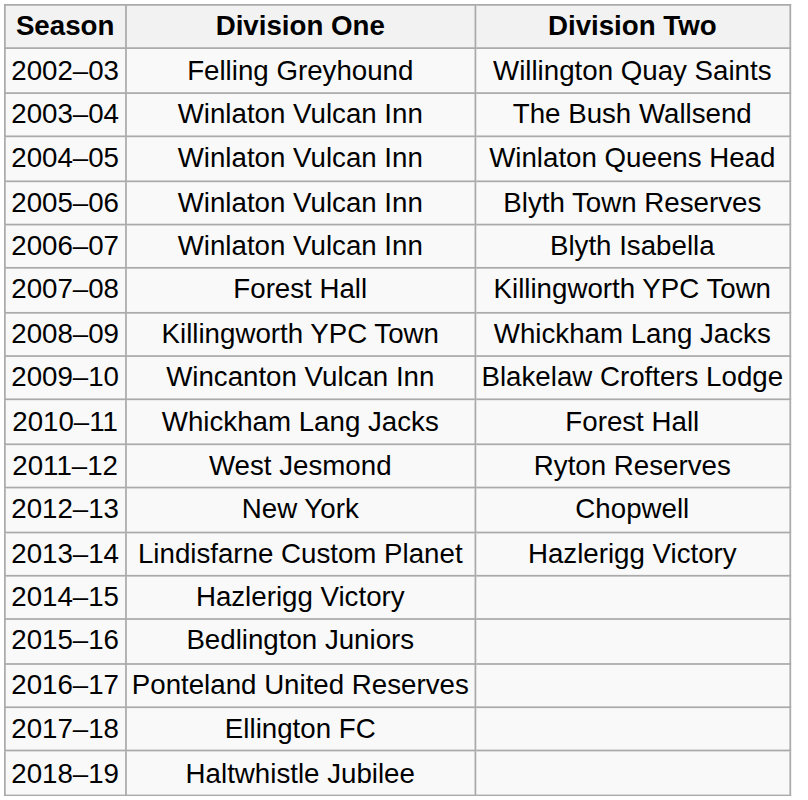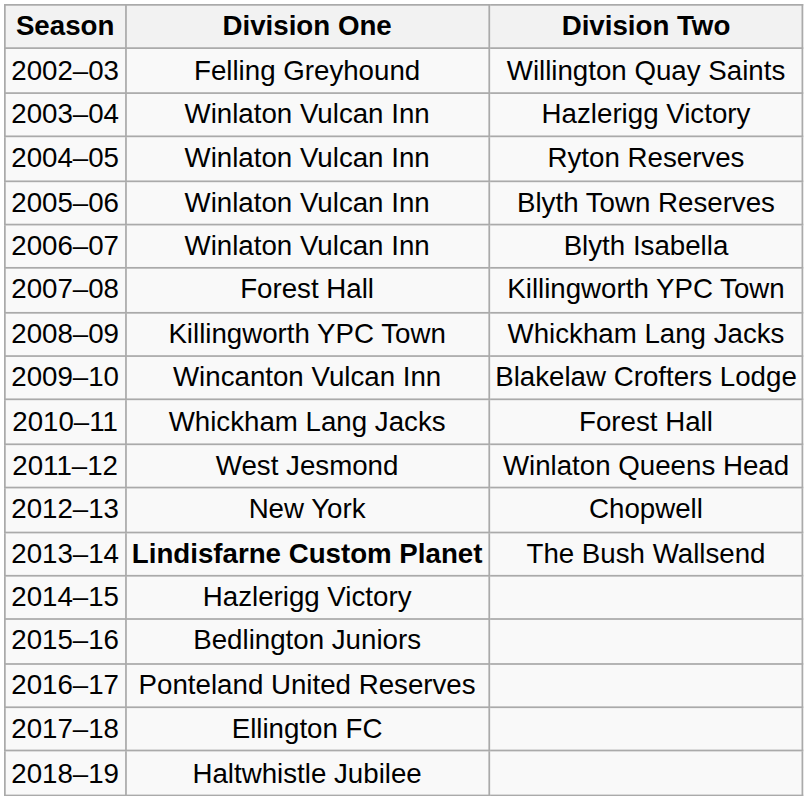(632, 114) The Bush Wallsend -> (646, 114) Hazlerigg Victory
(632, 158) Winlaton Queens Head -> (646, 158) Ryton Reserves
(632, 465) Ryton Reserves -> (646, 465) Winlaton Queens Head
(300, 553) normal -> (307, 553) bold
(632, 553) Hazlerigg Victory -> (646, 553) The Bush Wallsend
